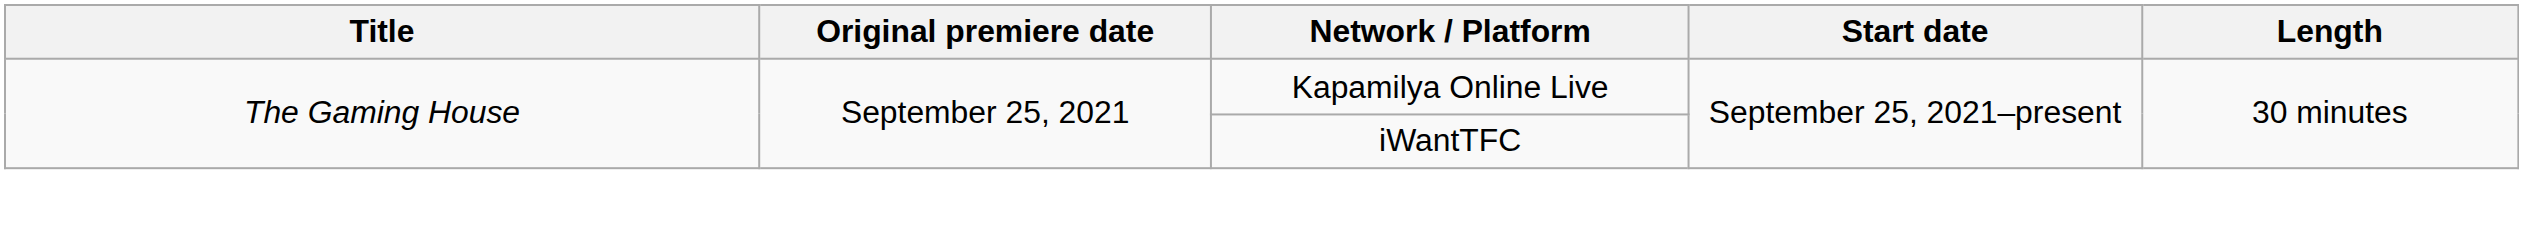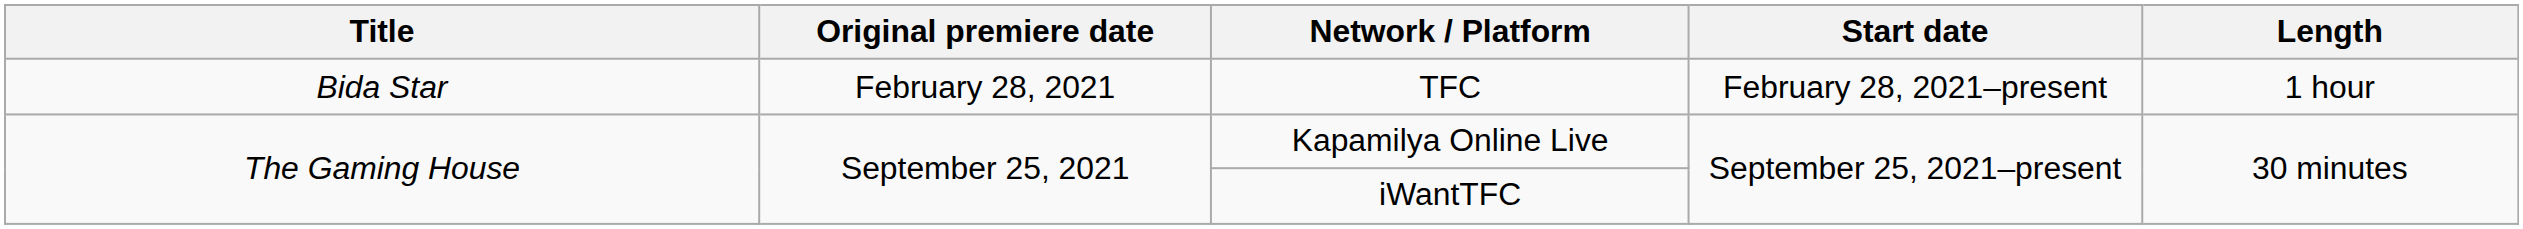+ row: (1450, 86)
